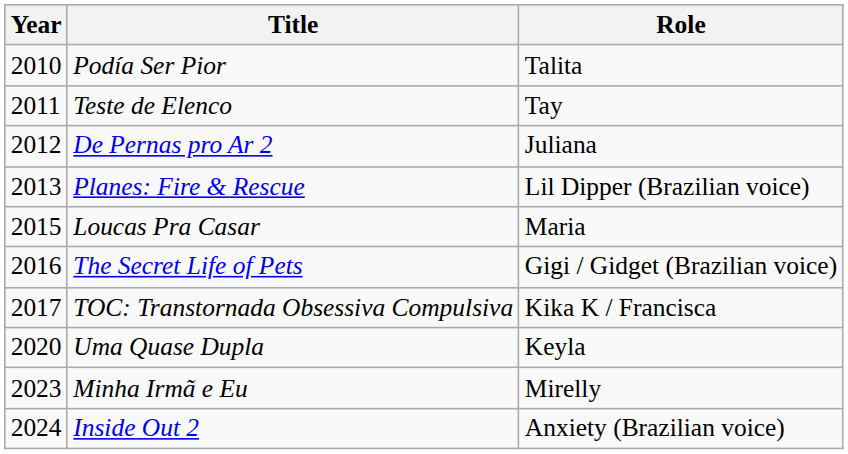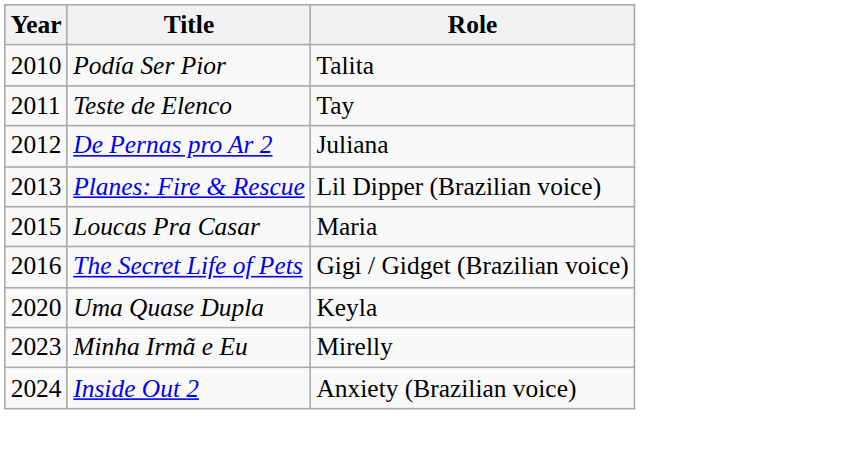- row: (293, 307)
